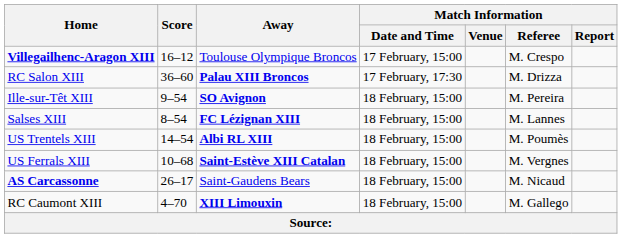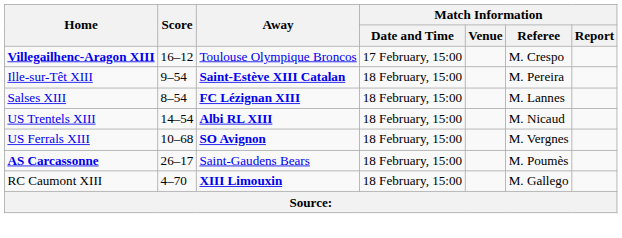- row: (46, 77)
(233, 98) SO Avignon -> (272, 77) Saint-Estève XIII Catalan
(539, 139) M. Poumès -> (537, 118) M. Nicaud
(272, 160) Saint-Estève XIII Catalan -> (233, 139) SO Avignon
(537, 181) M. Nicaud -> (539, 160) M. Poumès
